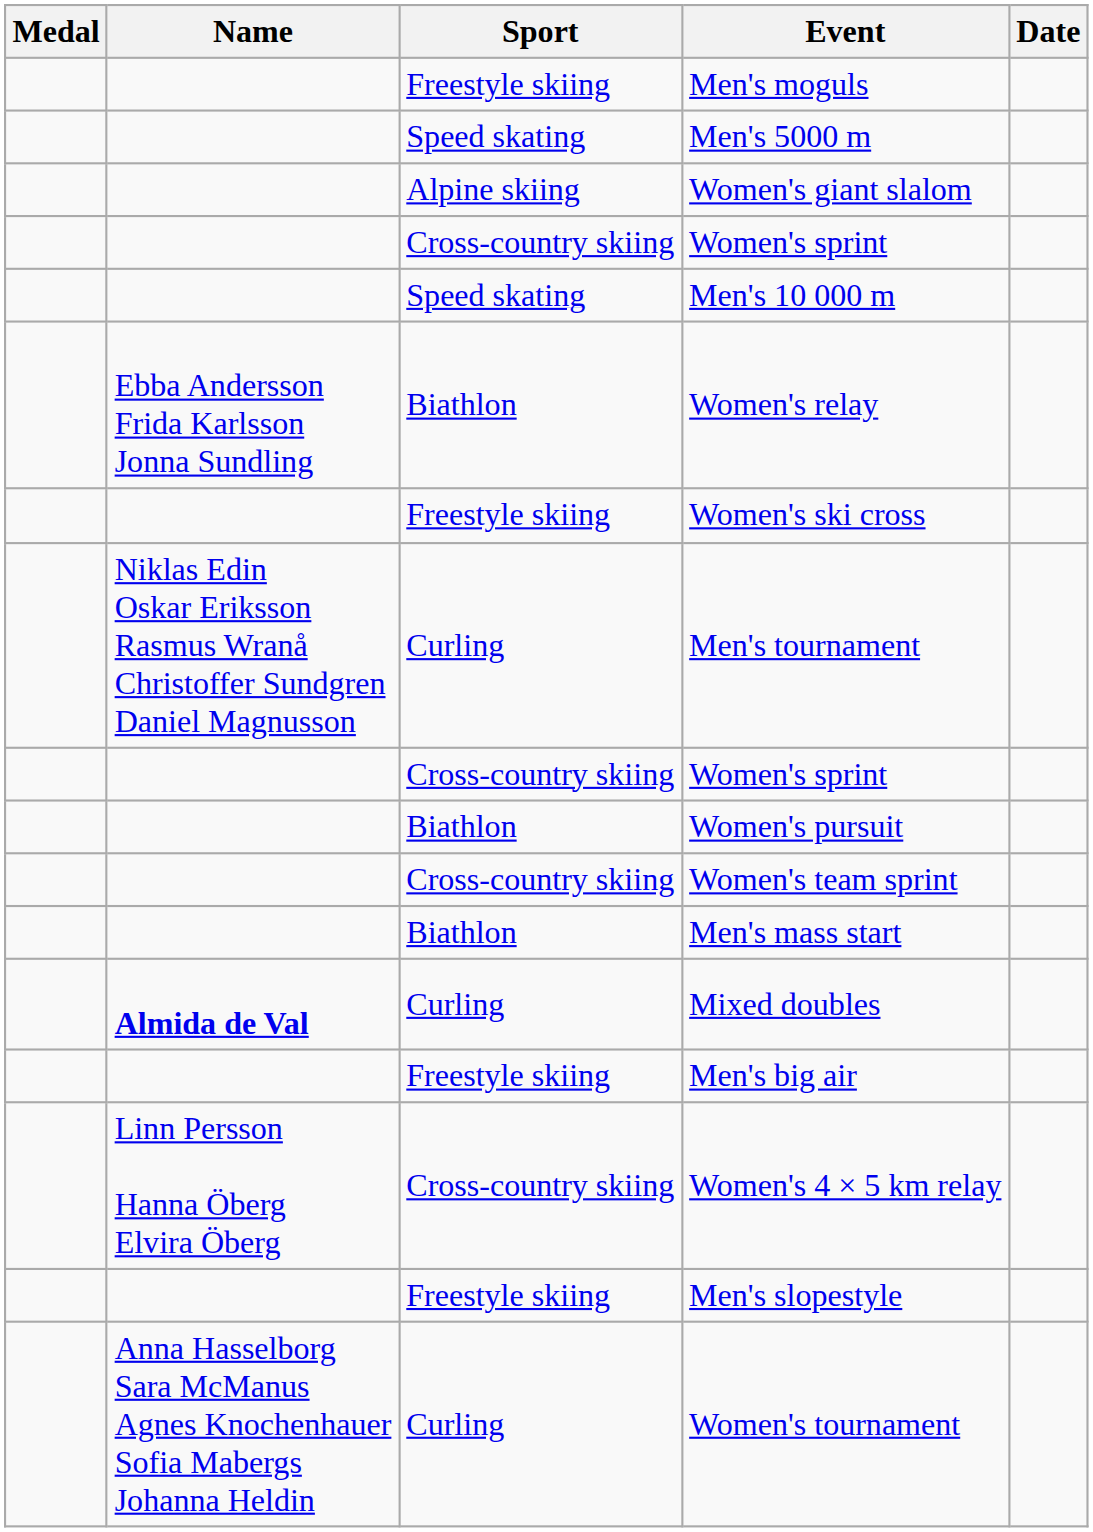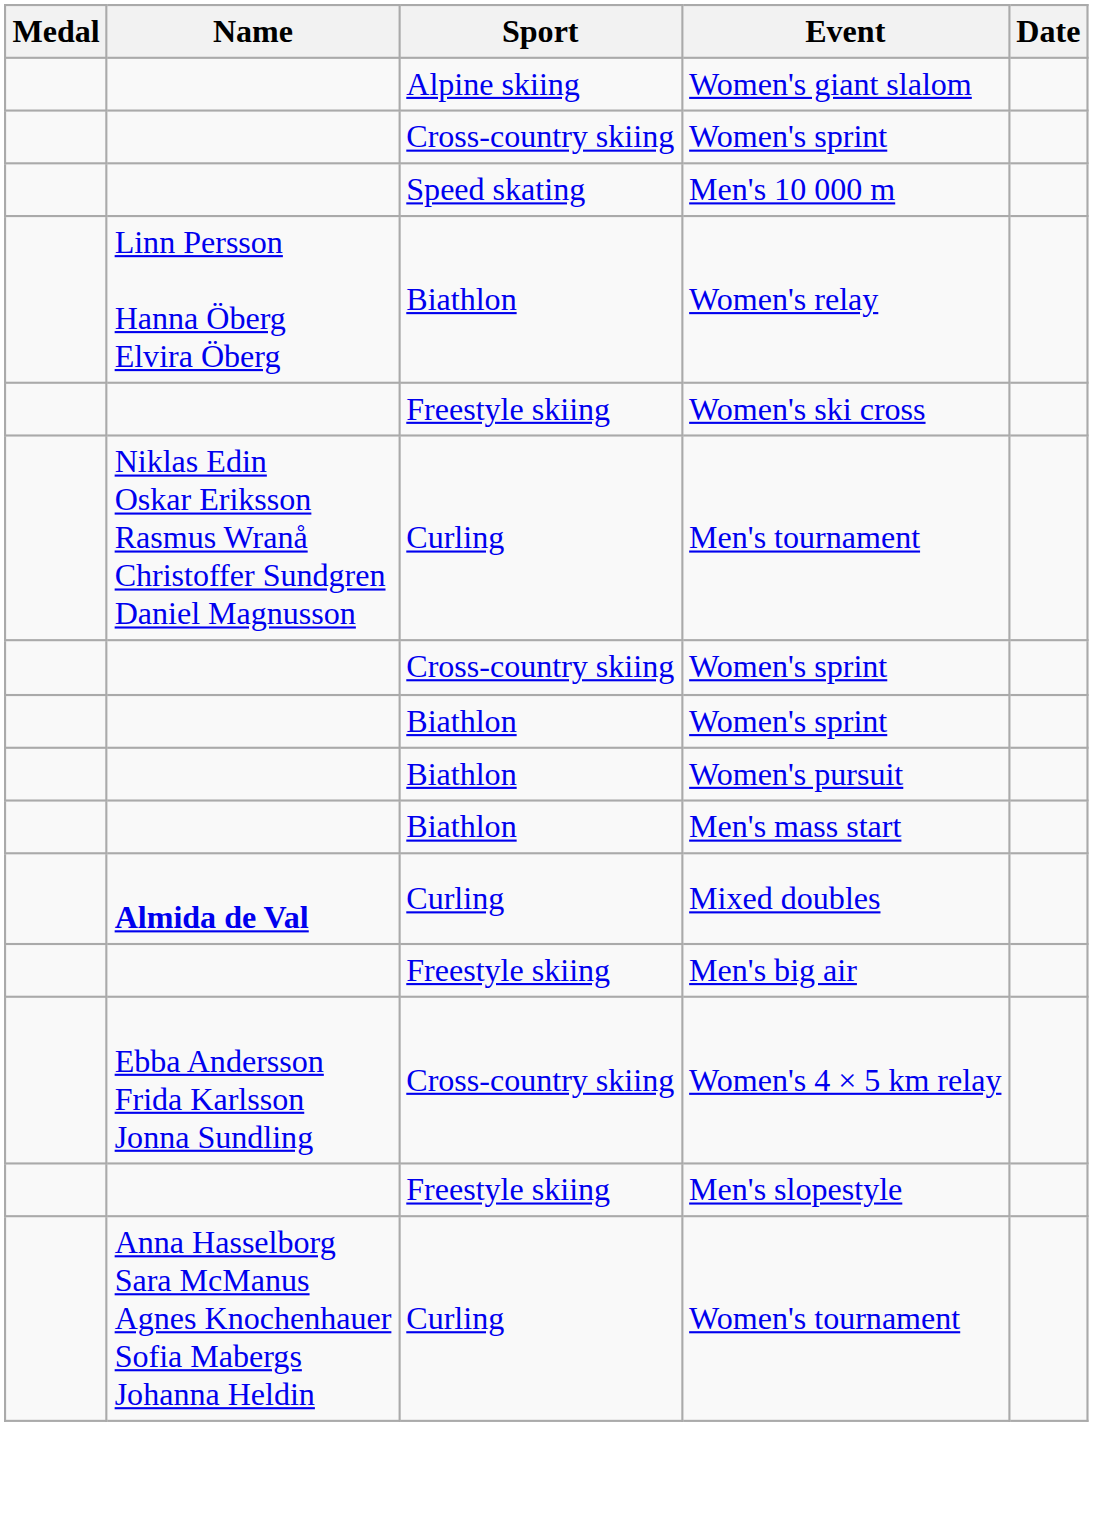- row: (508, 84)
- row: (496, 136)
(219, 424) Ebba Andersson Frida Karlsson Jonna Sundling -> (200, 299) Linn Persson Hanna Öberg Elvira Öberg
+ row: (461, 720)
- row: (540, 878)
(200, 1185) Linn Persson Hanna Öberg Elvira Öberg -> (219, 1098) Ebba Andersson Frida Karlsson Jonna Sundling
